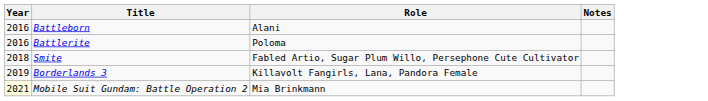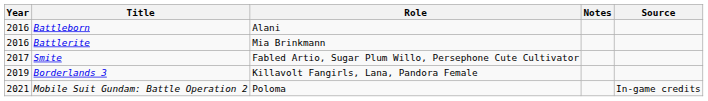+ column: (658, 12)
(269, 42) Poloma -> (289, 42) Mia Brinkmann
(18, 58) 2018 -> (18, 58) 2017
(18, 88) lightyellow background -> (18, 88) no background
(289, 88) Mia Brinkmann -> (269, 88) Poloma
